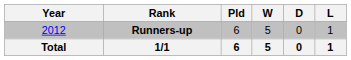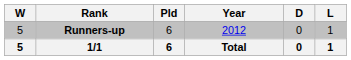columns swapped: (54, 13) <-> (268, 13)
